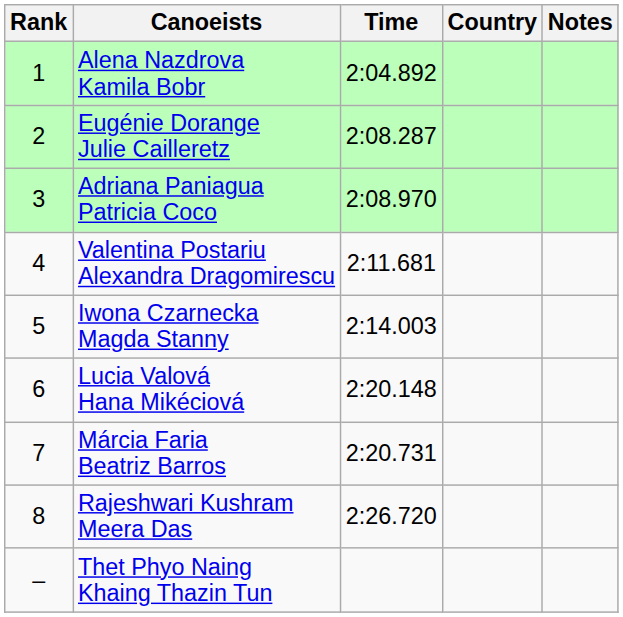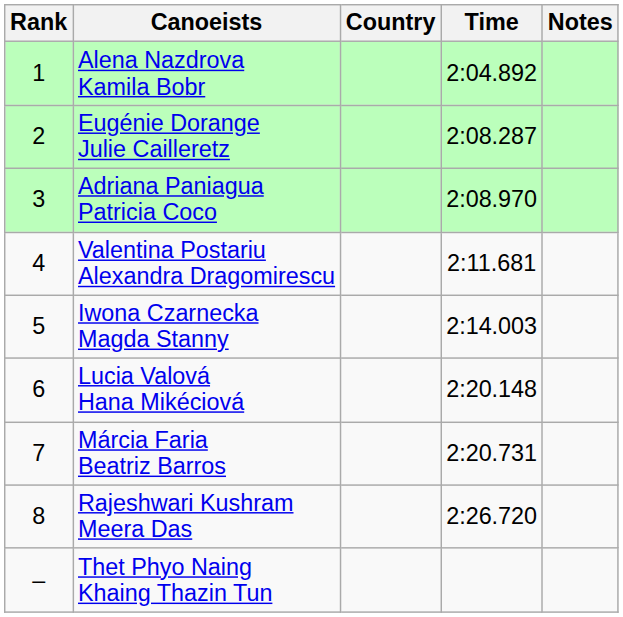columns swapped: (492, 23) <-> (391, 23)
